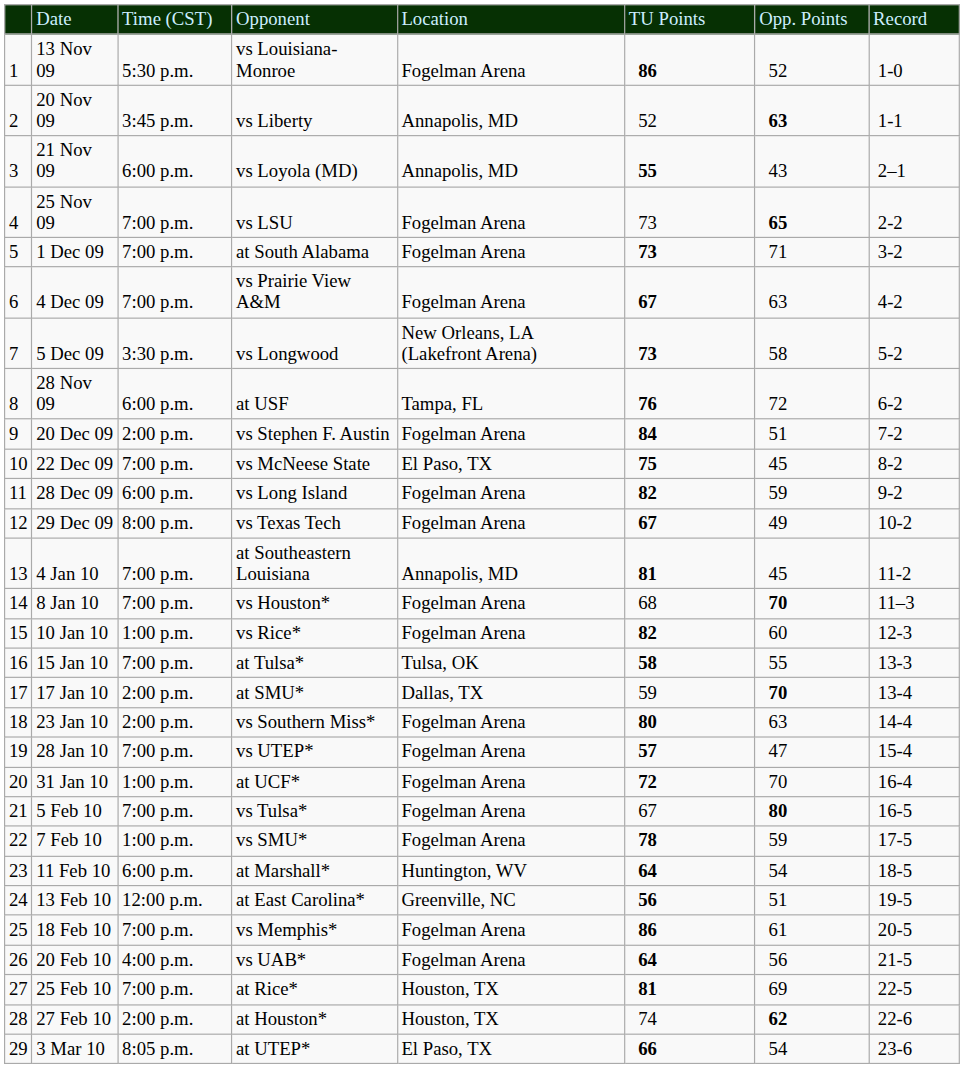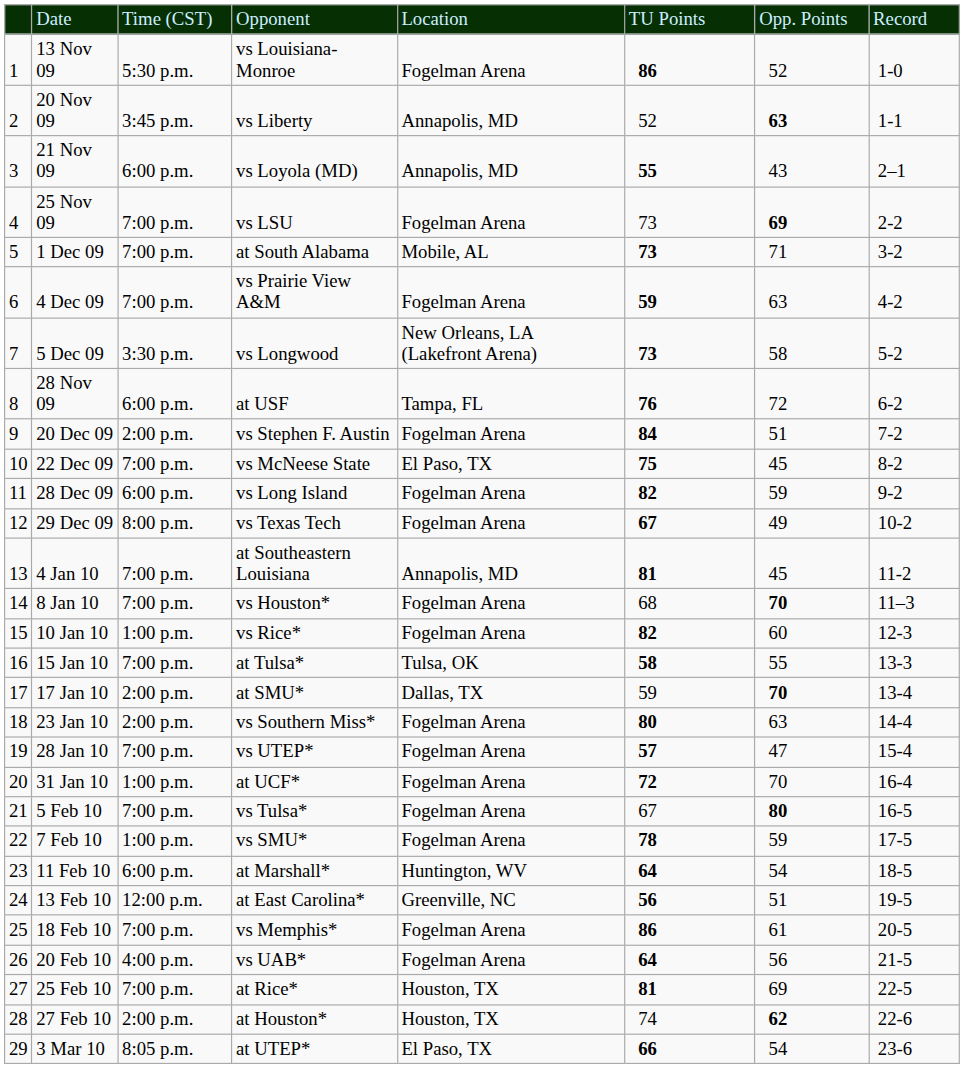(773, 222) 65 -> (773, 222) 69
(464, 252) Fogelman Arena -> (445, 252) Mobile, AL
(643, 302) 67 -> (643, 302) 59
